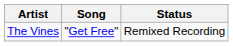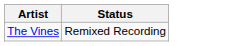- column: (91, 13)
